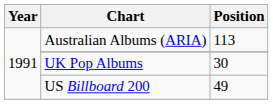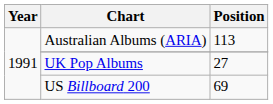(221, 63) 30 -> (221, 63) 27
(221, 87) 49 -> (221, 87) 69
